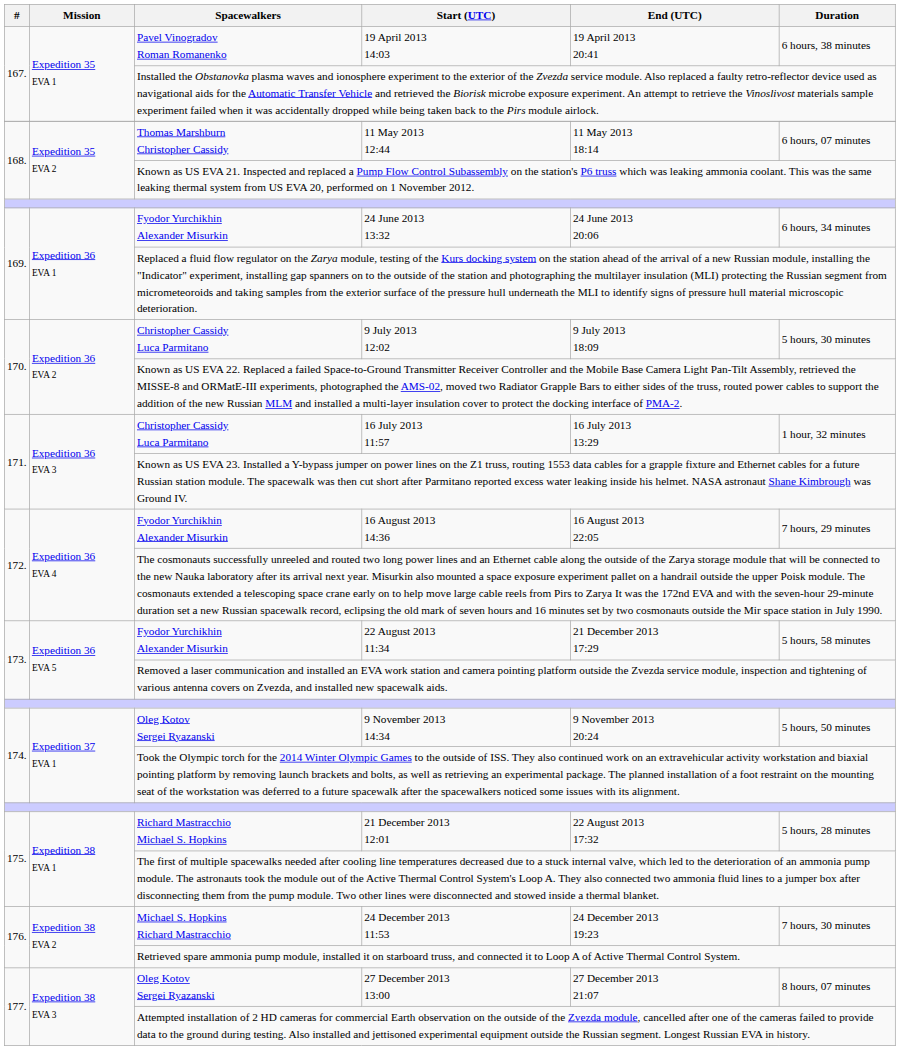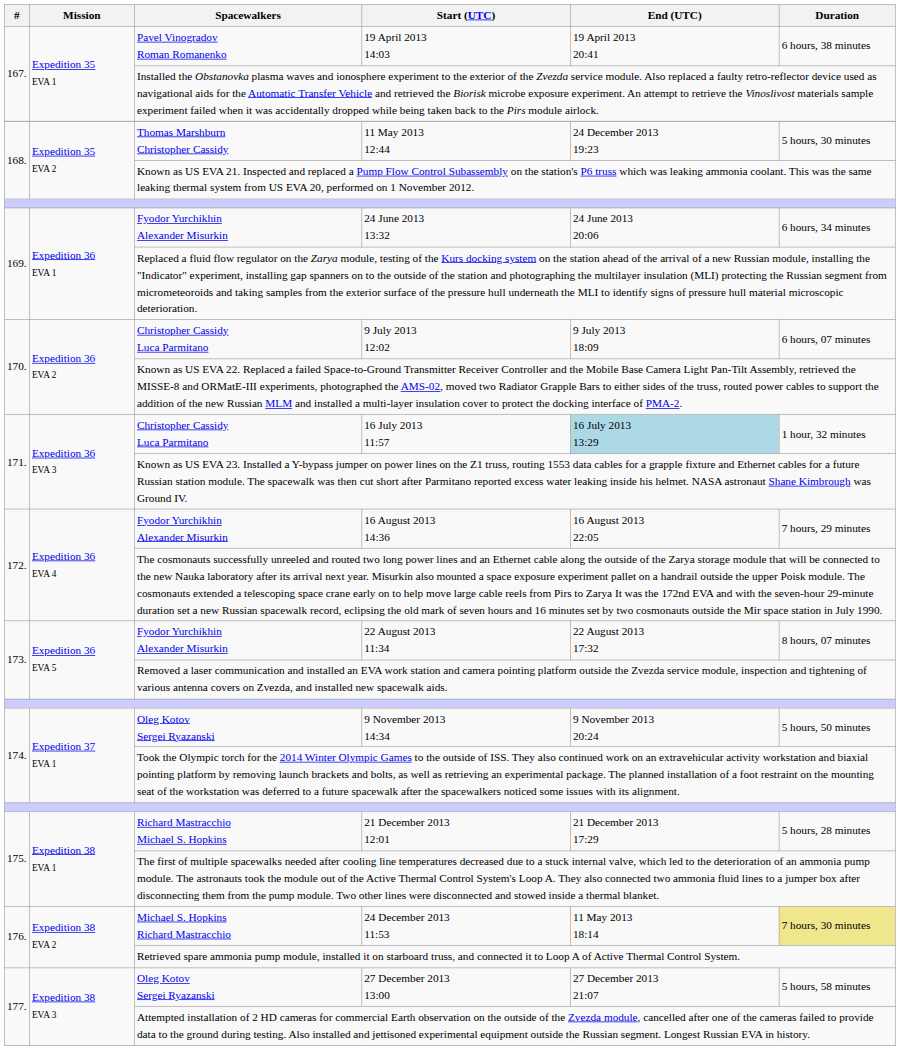(603, 140) 11 May 2013 18:14 -> (616, 140) 24 December 2013 19:23
(826, 140) 6 hours, 07 minutes -> (826, 140) 5 hours, 30 minutes
(826, 339) 5 hours, 30 minutes -> (826, 339) 6 hours, 07 minutes
(602, 434) no background -> (602, 434) lightblue background
(616, 640) 21 December 2013 17:29 -> (609, 640) 22 August 2013 17:32
(826, 640) 5 hours, 58 minutes -> (826, 640) 8 hours, 07 minutes
(609, 831) 22 August 2013 17:32 -> (616, 831) 21 December 2013 17:29
(616, 925) 24 December 2013 19:23 -> (603, 925) 11 May 2013 18:14
(826, 925) no background -> (826, 925) khaki background
(826, 987) 8 hours, 07 minutes -> (826, 987) 5 hours, 58 minutes
